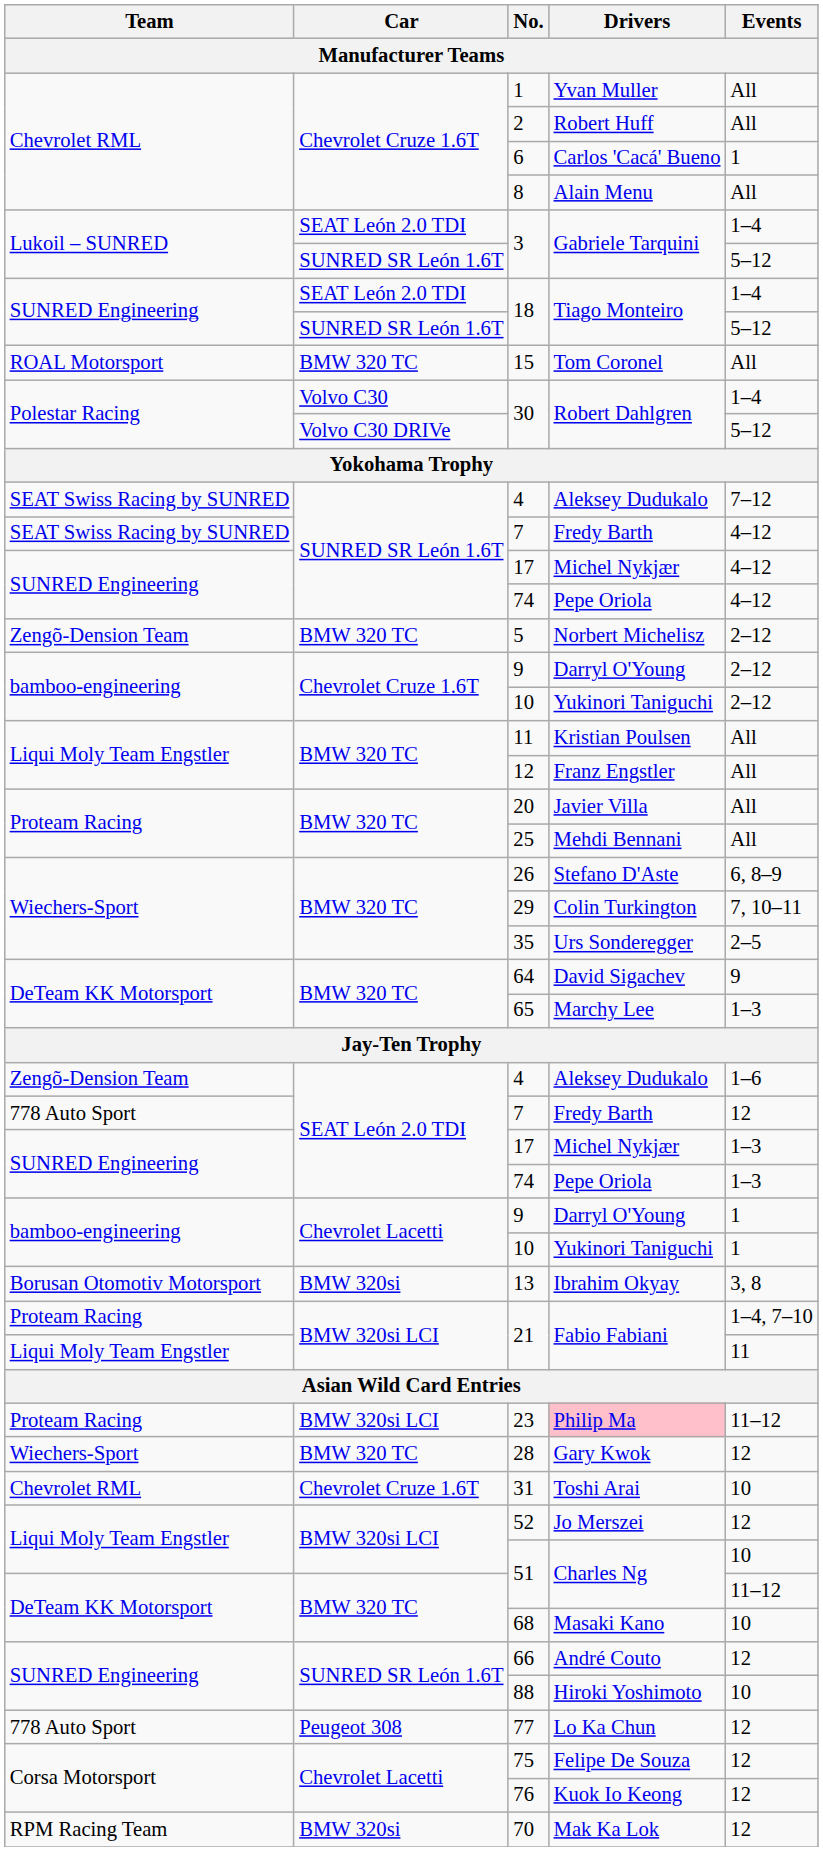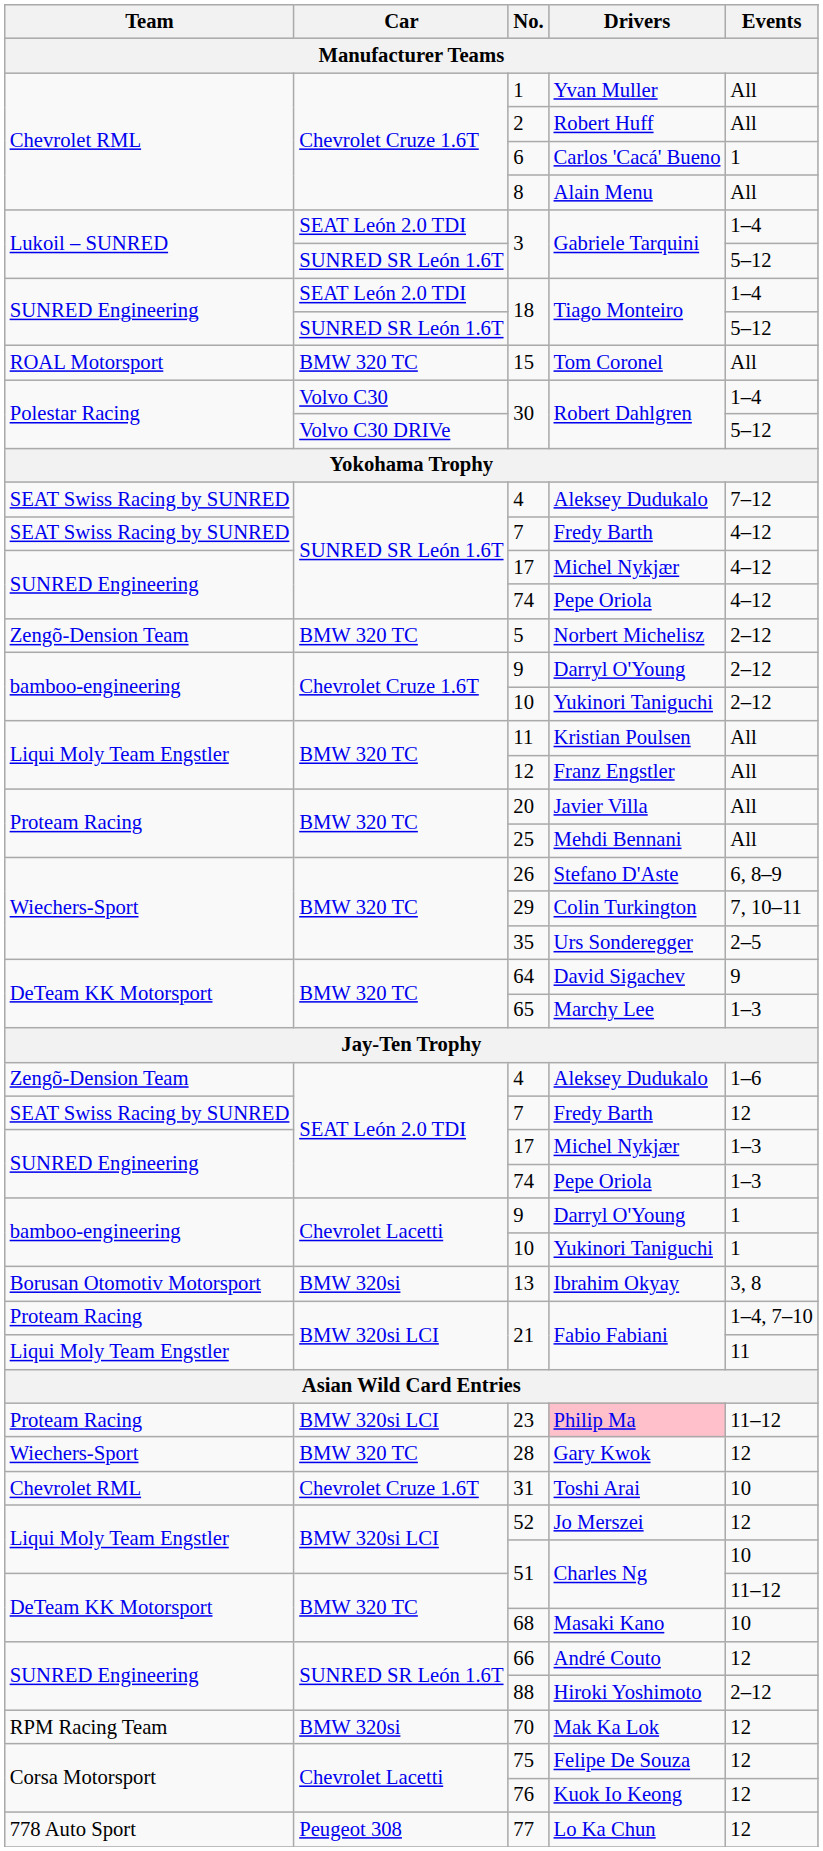(73, 1112) 778 Auto Sport -> (150, 1112) SEAT Swiss Racing by SUNRED
(741, 1692) 10 -> (751, 1692) 2–12
rows swapped: (350, 1828) <-> (351, 1726)
